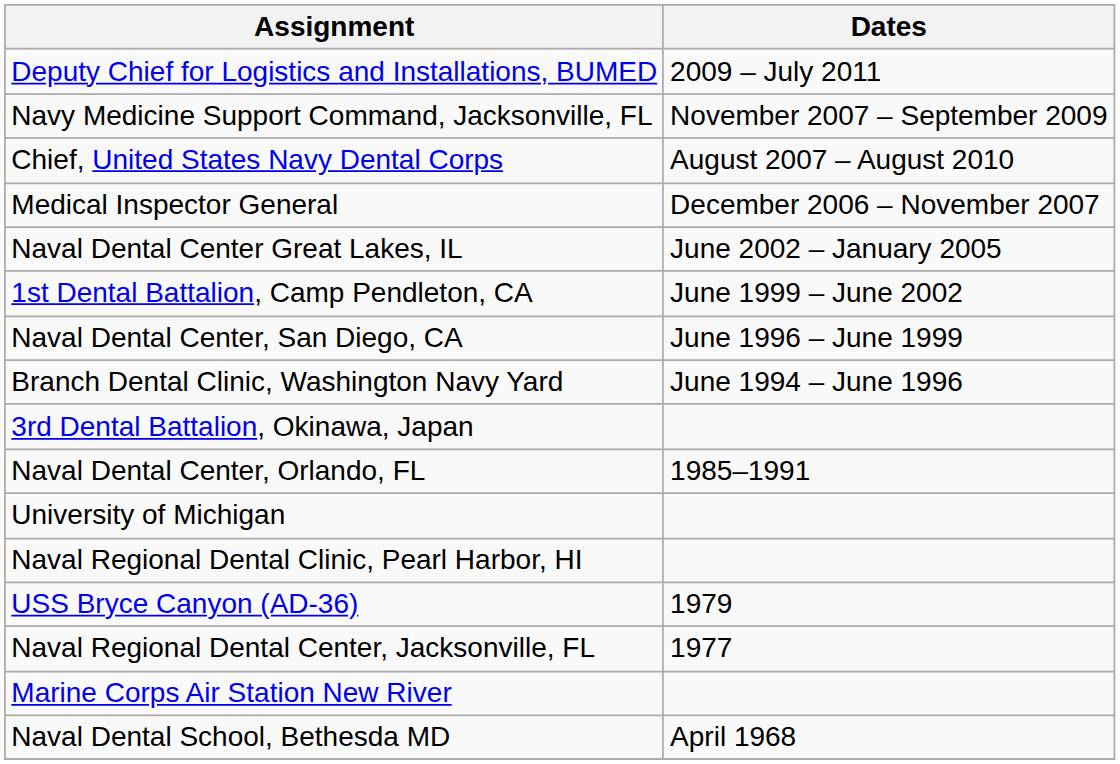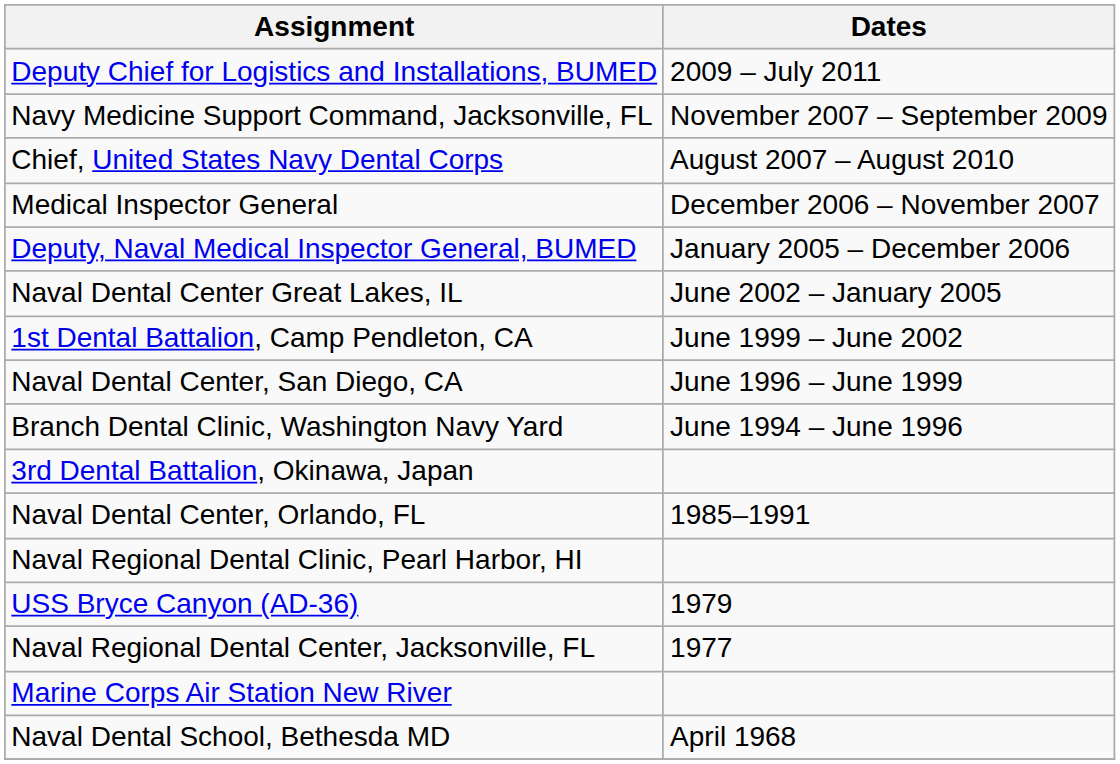+ row: (324, 248)
- row: (148, 515)
